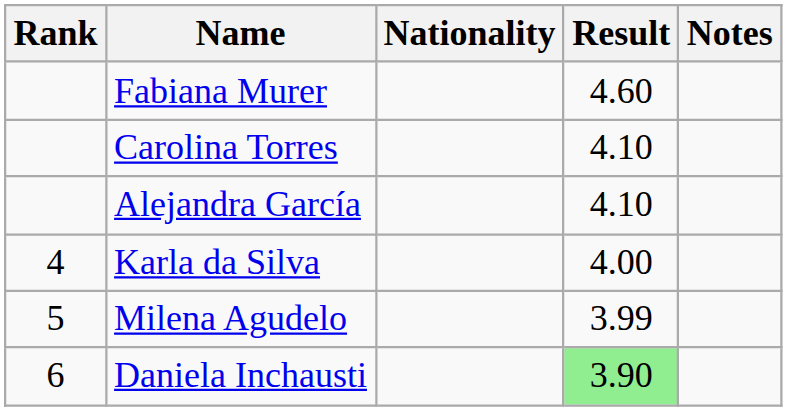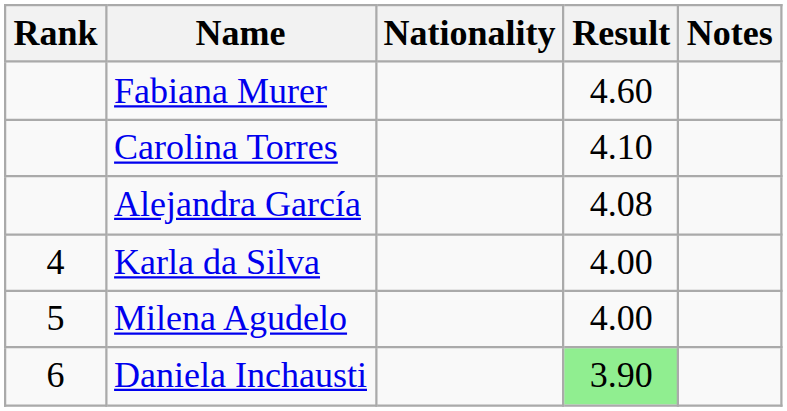(621, 204) 4.10 -> (621, 204) 4.08
(621, 318) 3.99 -> (621, 318) 4.00
